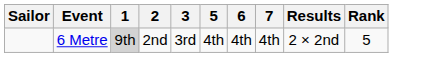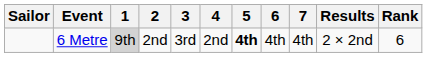+ column: (216, 16)
(214, 40) normal -> (246, 40) bold
(366, 40) 5 -> (400, 40) 6
